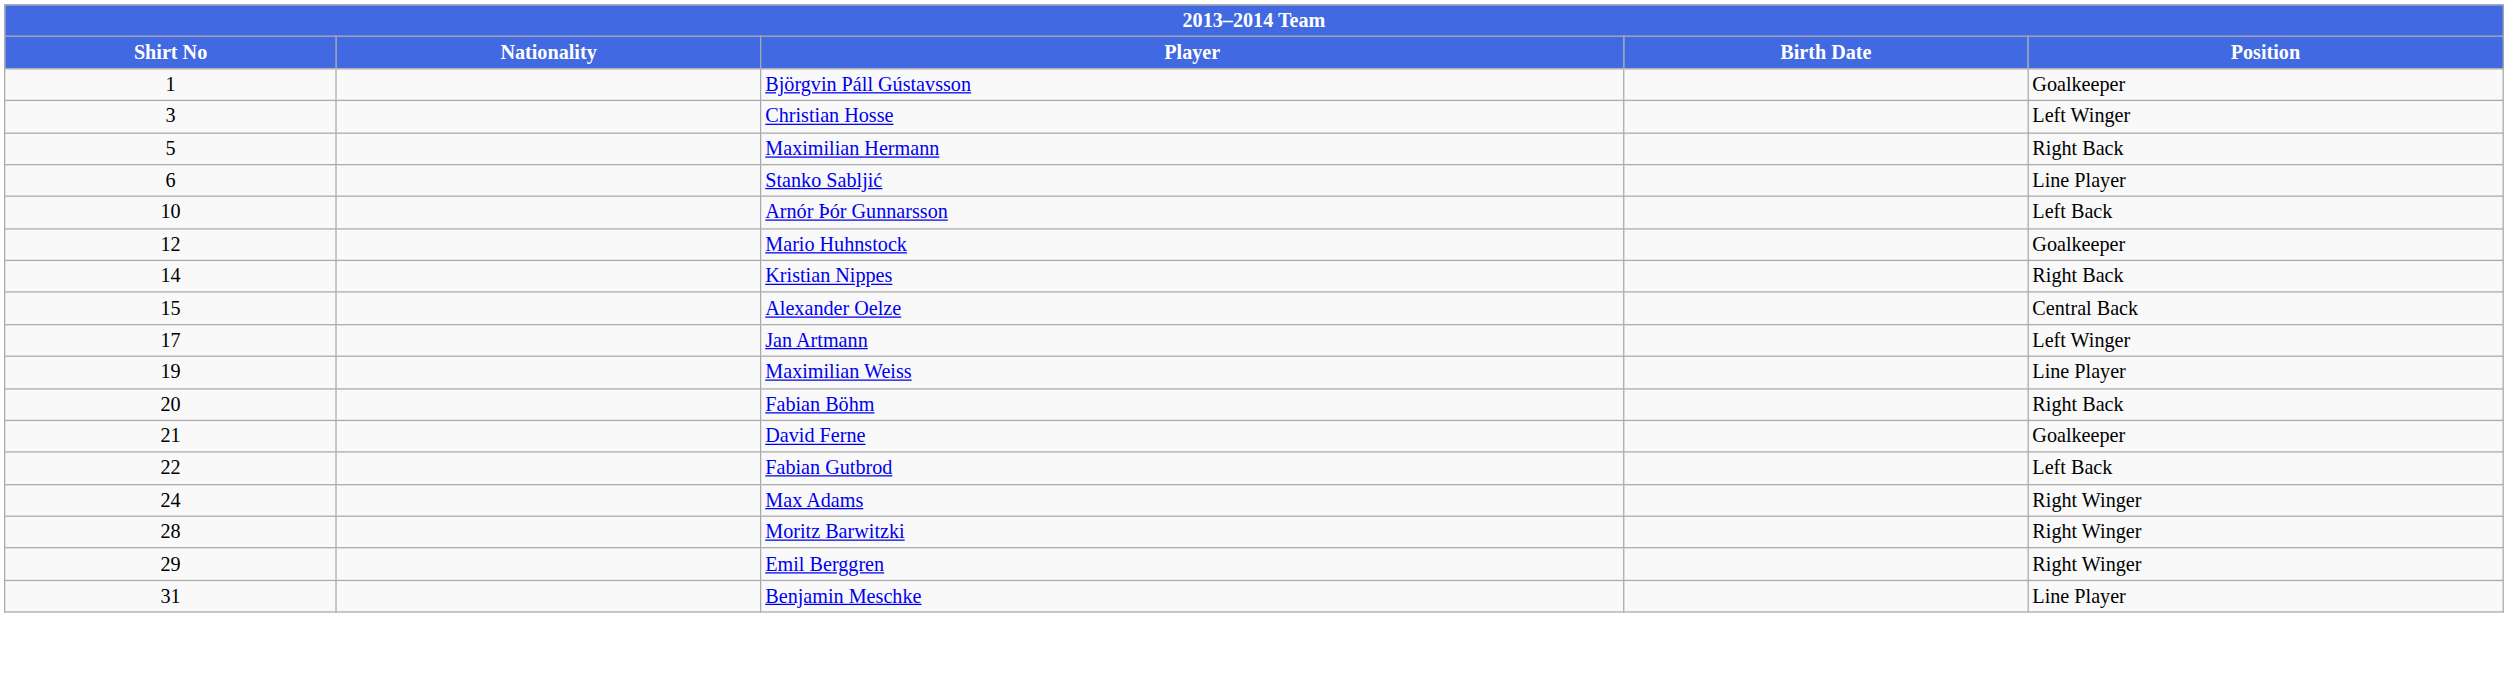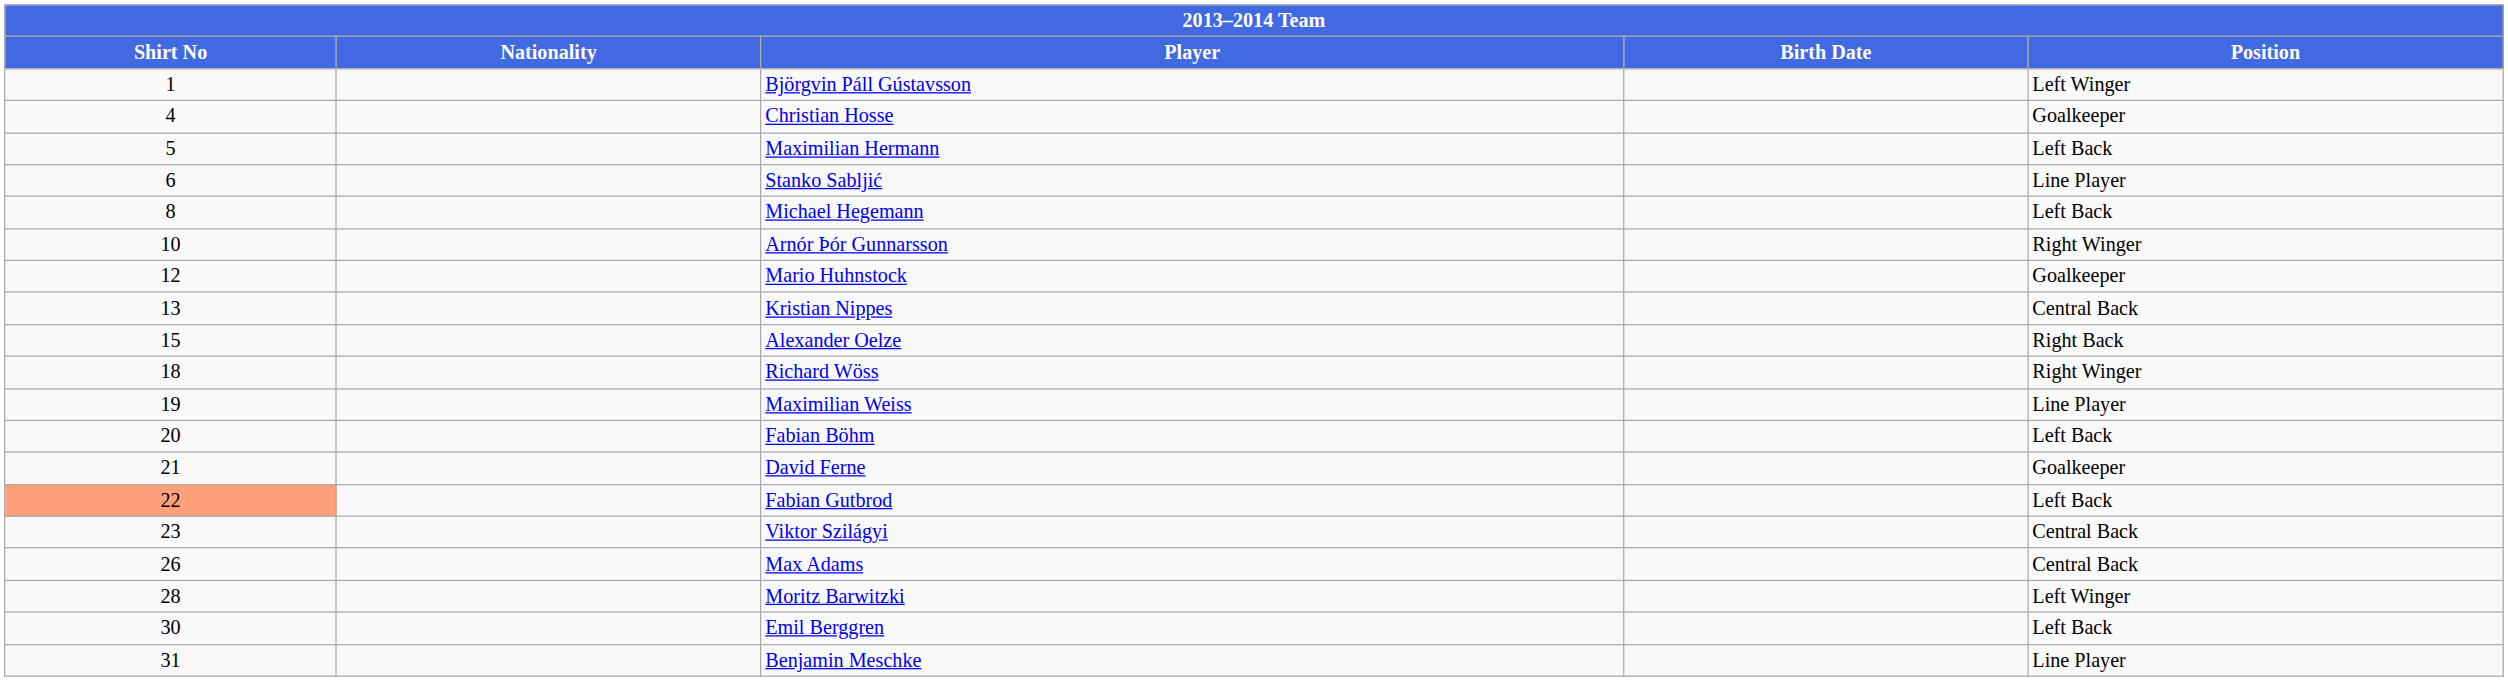(2079, 84) Goalkeeper -> (2081, 84) Left Winger
(171, 116) 3 -> (171, 116) 4
(2081, 116) Left Winger -> (2079, 116) Goalkeeper
(2078, 148) Right Back -> (2072, 148) Left Back
+ row: (844, 212)
(2072, 212) Left Back -> (2087, 244) Right Winger
(171, 276) 14 -> (171, 308) 13
(2078, 276) Right Back -> (2085, 308) Central Back
(2085, 308) Central Back -> (2078, 340) Right Back
- row: (816, 340)
+ row: (822, 372)
(2078, 404) Right Back -> (2072, 436) Left Back
(171, 468) no background -> (171, 500) lightsalmon background
+ row: (827, 532)
(171, 500) 24 -> (171, 564) 26
(2087, 500) Right Winger -> (2085, 564) Central Back
(2087, 532) Right Winger -> (2081, 595) Left Winger
(171, 564) 29 -> (171, 627) 30
(2087, 564) Right Winger -> (2072, 627) Left Back
